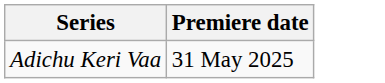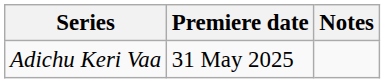+ column: (347, 22)
